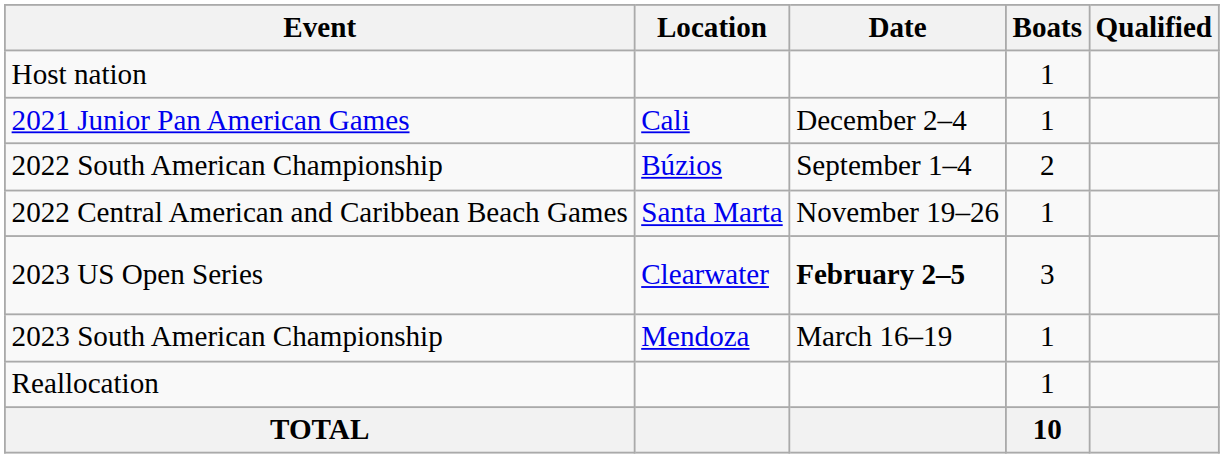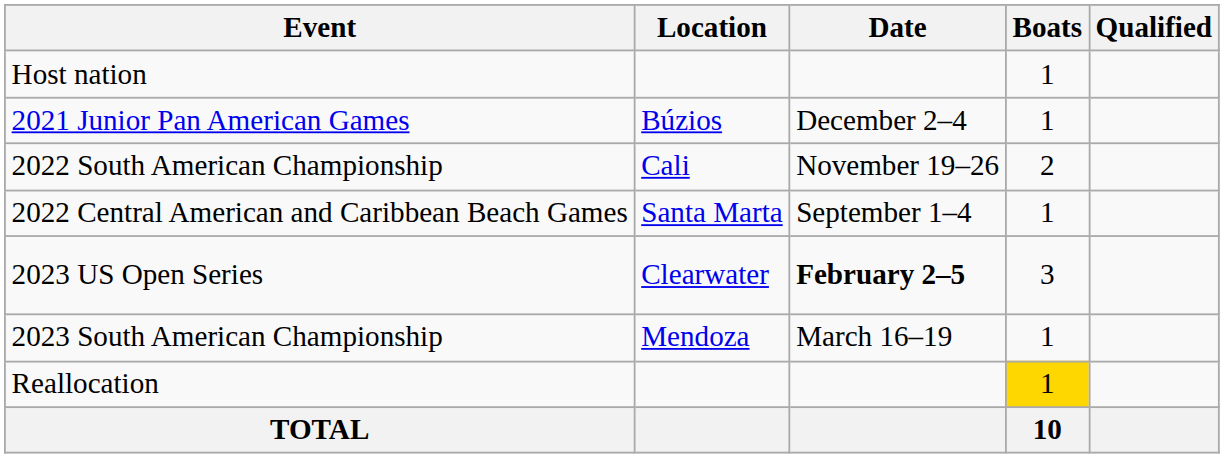(665, 119) Cali -> (682, 119) Búzios
(682, 166) Búzios -> (665, 166) Cali
(884, 166) September 1–4 -> (898, 166) November 19–26
(898, 212) November 19–26 -> (884, 212) September 1–4
(1047, 383) no background -> (1047, 383) gold background
